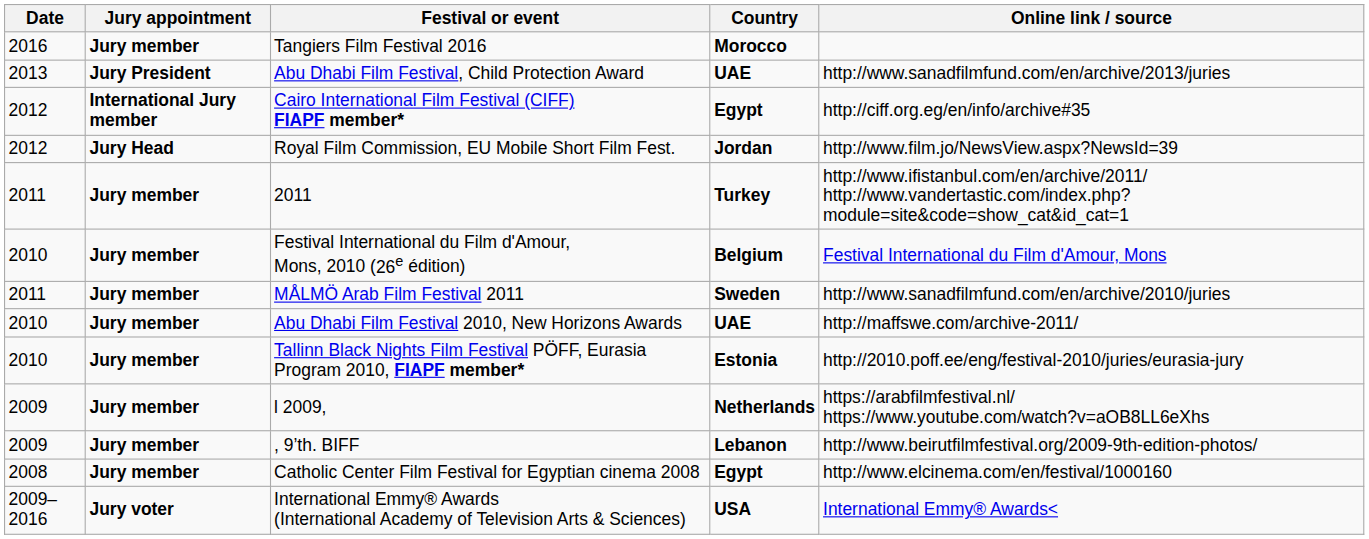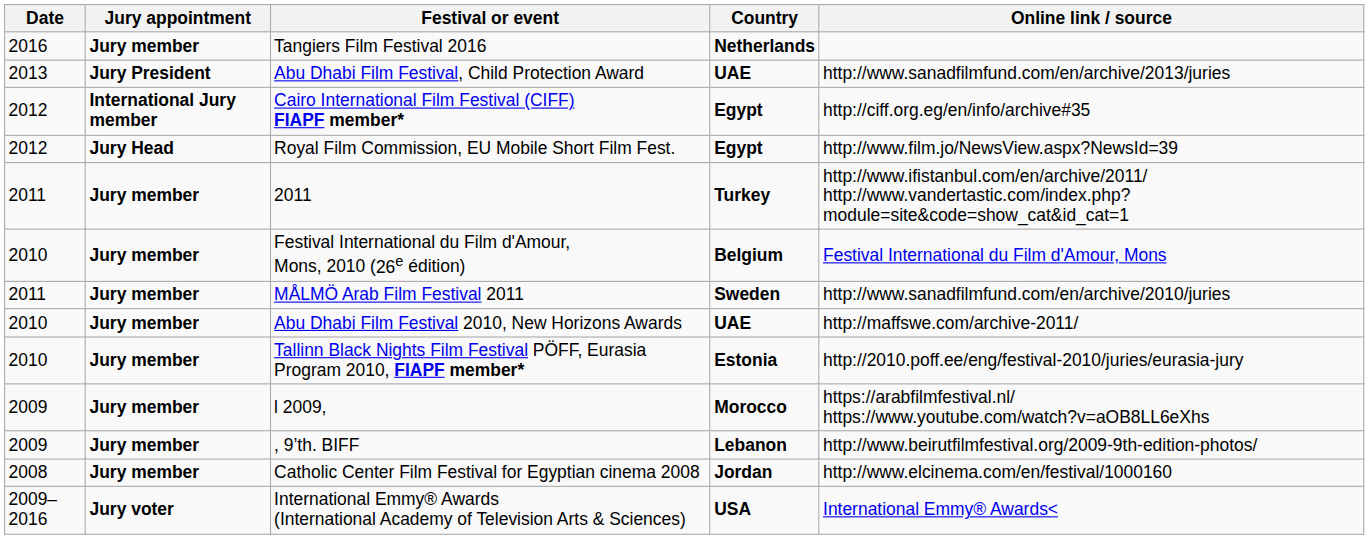(751, 45) Morocco -> (765, 45) Netherlands
(743, 148) Jordan -> (738, 148) Egypt
(765, 407) Netherlands -> (751, 407) Morocco
(738, 472) Egypt -> (743, 472) Jordan
